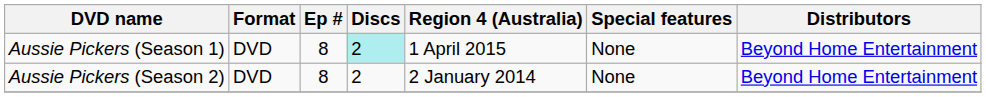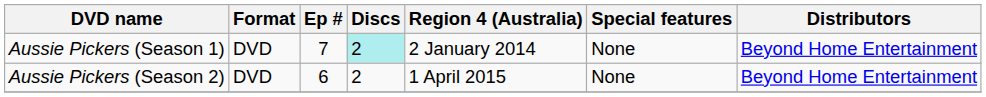(323, 48) 8 -> (323, 48) 7
(457, 48) 1 April 2015 -> (472, 48) 2 January 2014
(323, 77) 8 -> (323, 77) 6
(472, 77) 2 January 2014 -> (457, 77) 1 April 2015
